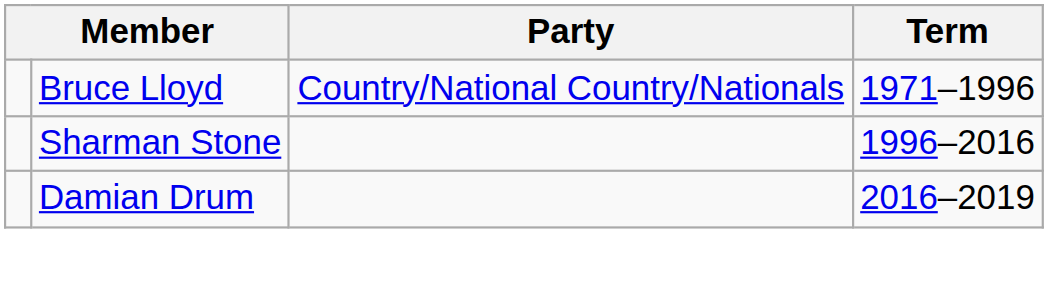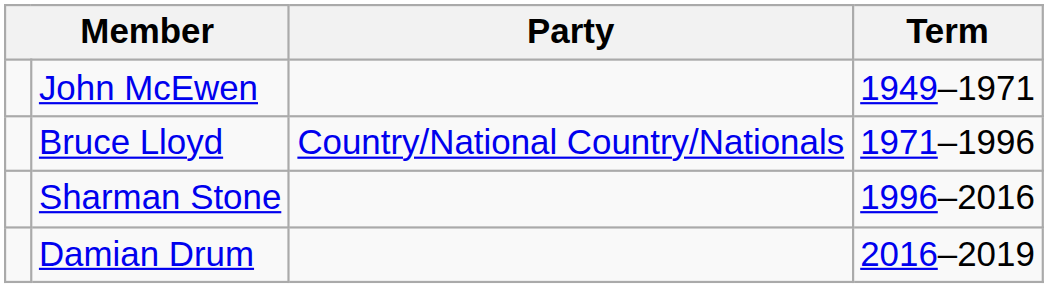+ row: (148, 87)
